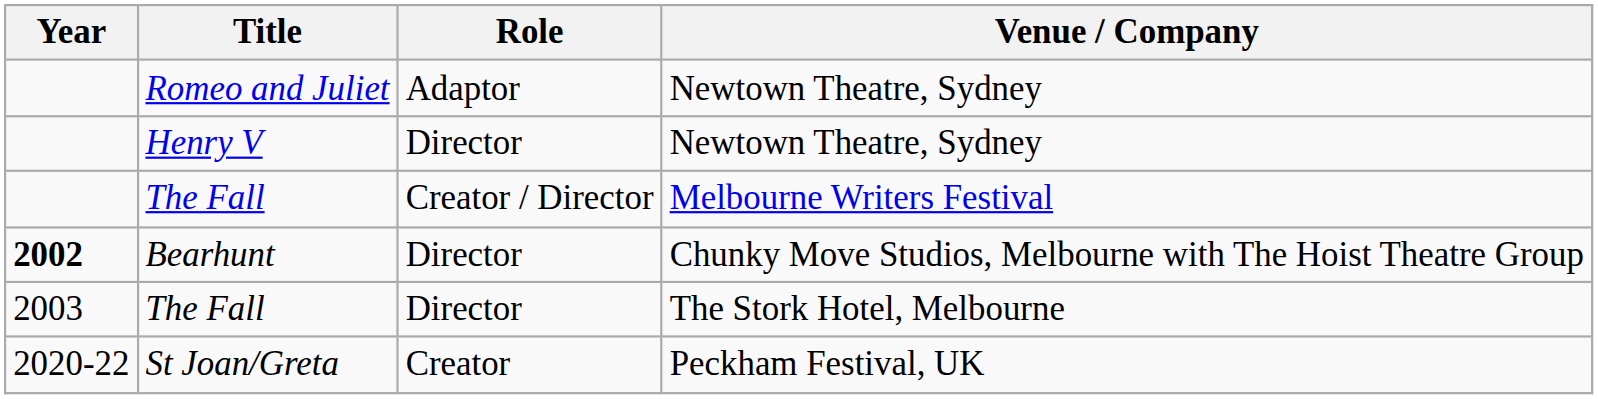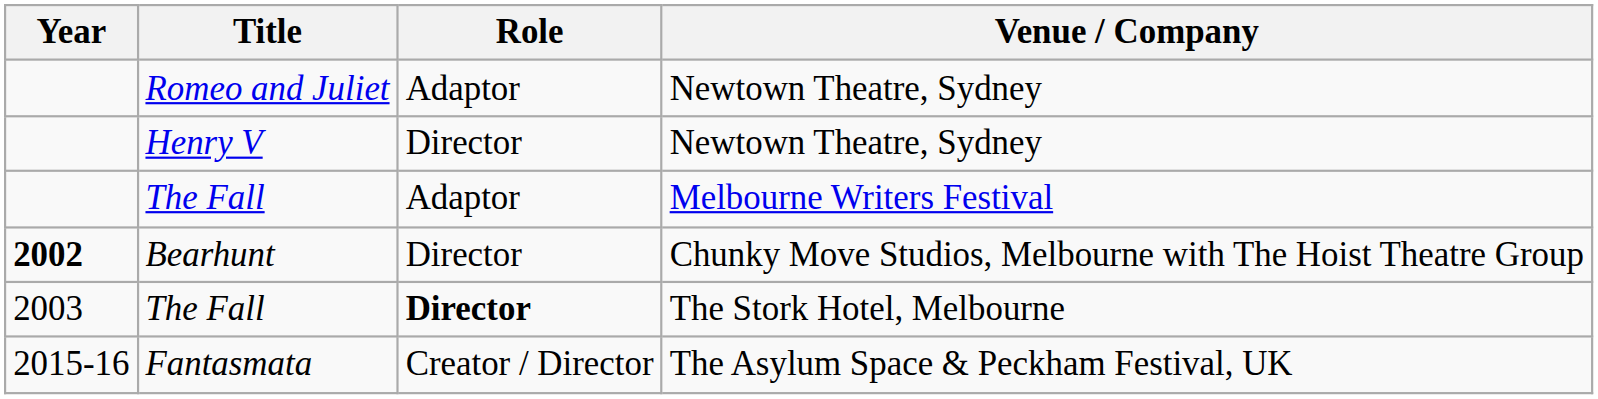(530, 198) Creator / Director -> (463, 198) Adaptor
(464, 308) normal -> (468, 308) bold
+ row: (229, 364)
- row: (242, 364)
